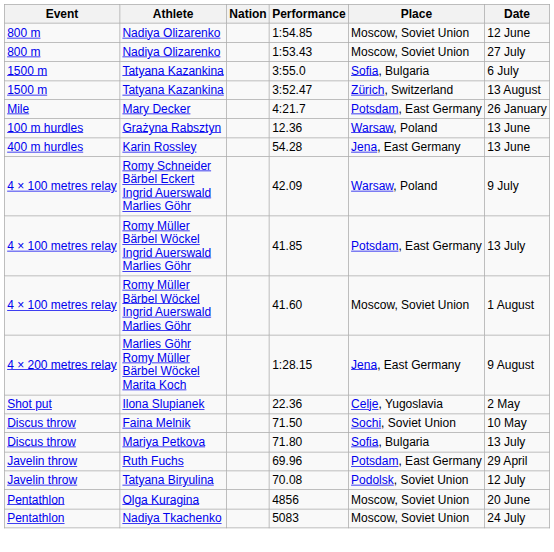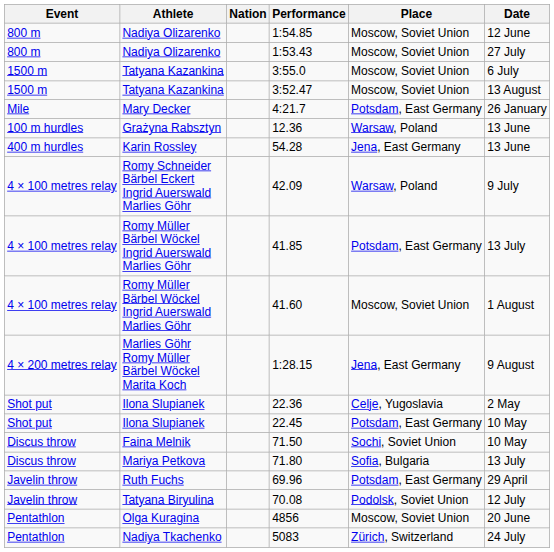(390, 71) Sofia, Bulgaria -> (410, 71) Moscow, Soviet Union
(402, 90) Zürich, Switzerland -> (410, 90) Moscow, Soviet Union
+ row: (287, 423)
(410, 518) Moscow, Soviet Union -> (402, 537) Zürich, Switzerland
